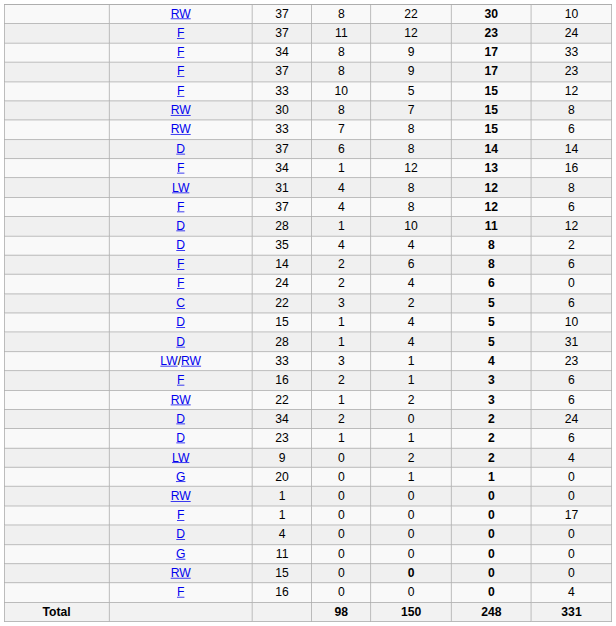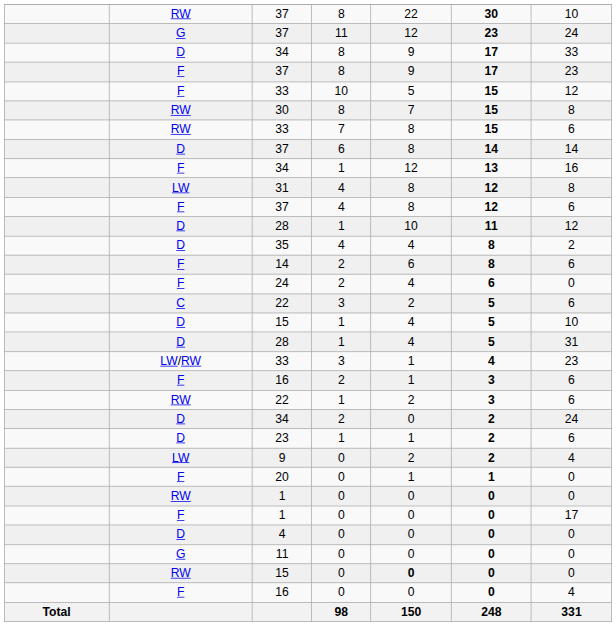(181, 33) F -> (181, 33) G
(181, 52) F -> (181, 52) D
(181, 476) G -> (181, 476) F
